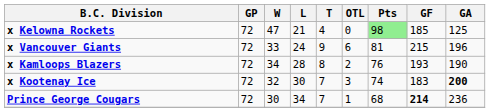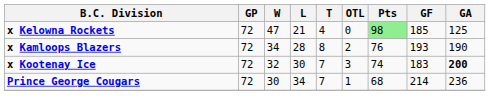- row: (64, 47)
(419, 99) bold -> (419, 82) normal
